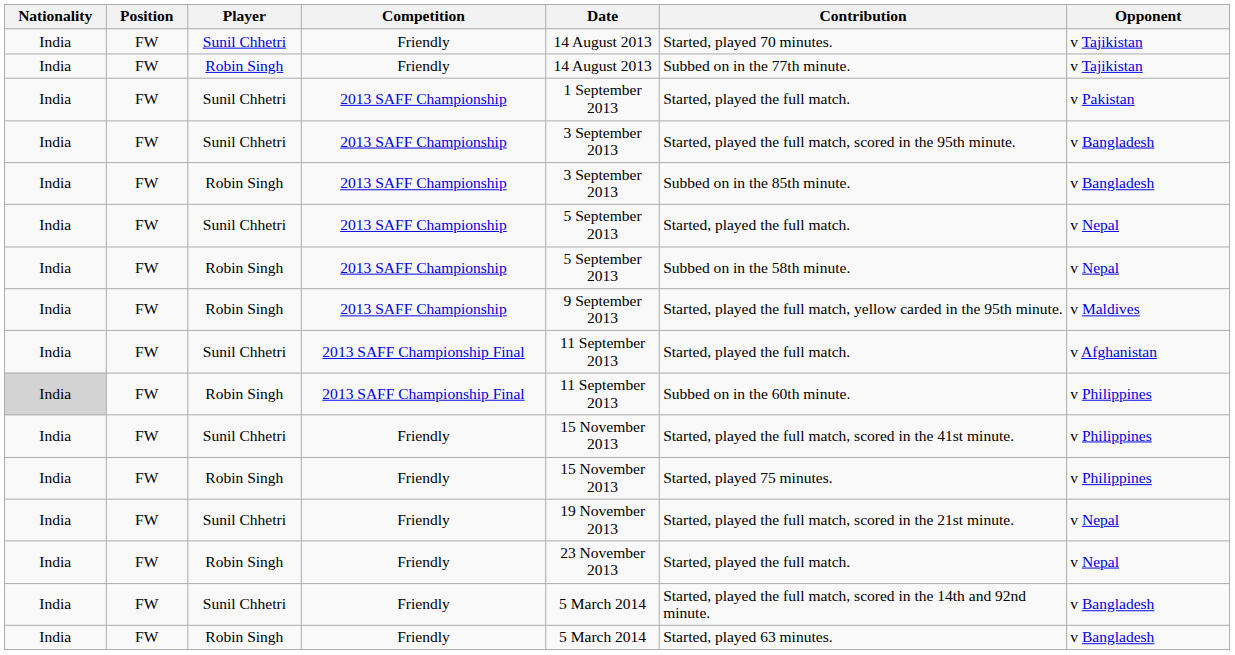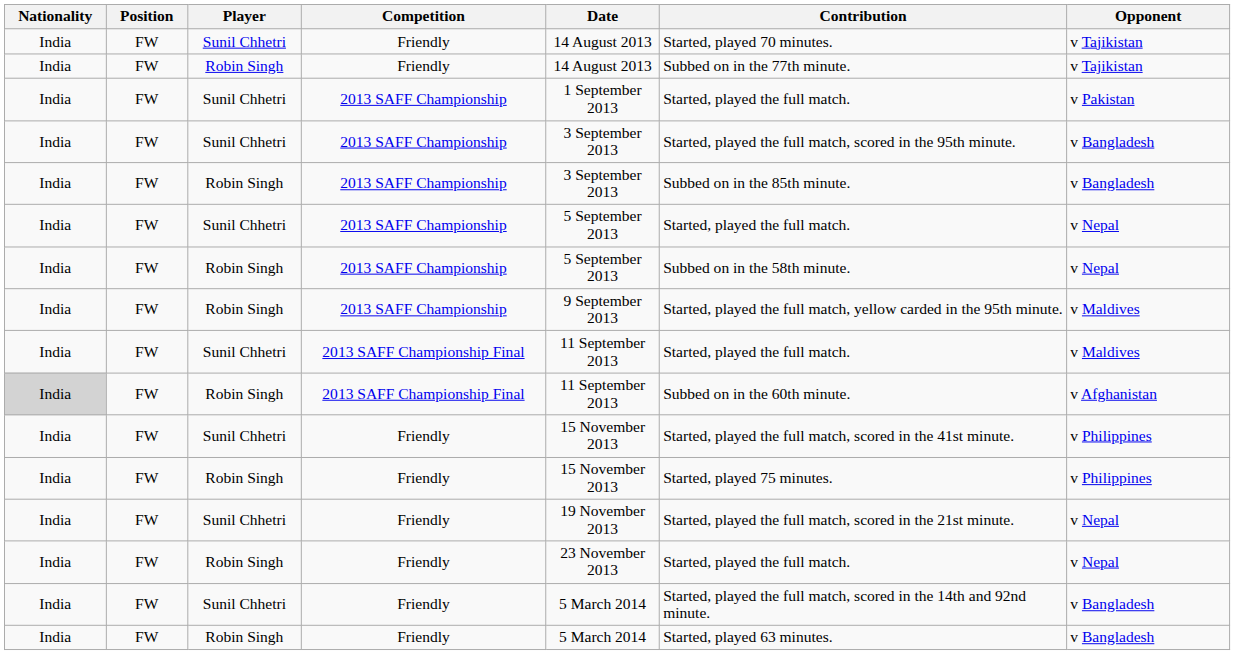(1114, 351) v Afghanistan -> (1105, 351) v Maldives
(1111, 393) v Philippines -> (1114, 393) v Afghanistan
